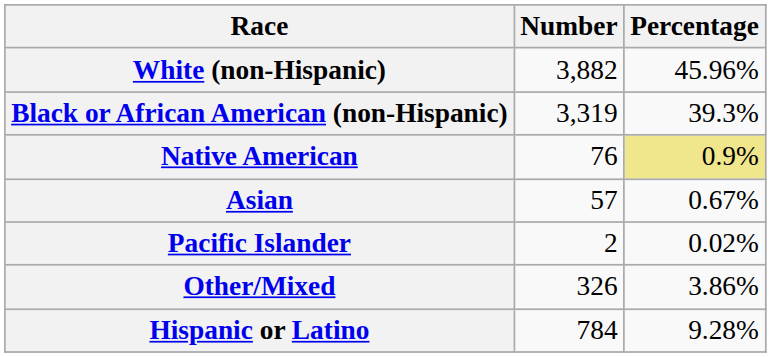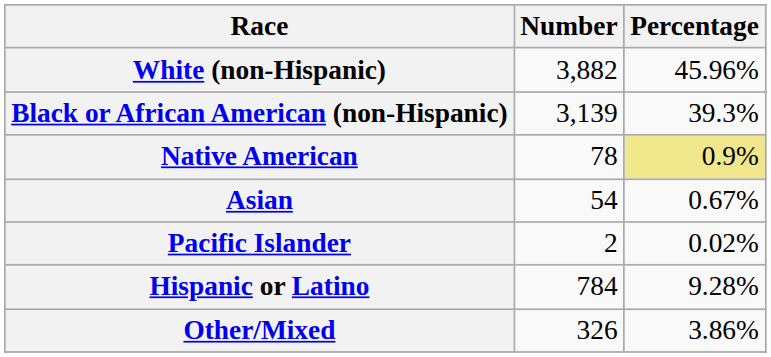(587, 112) 3,319 -> (587, 112) 3,139
(604, 156) 76 -> (604, 156) 78
(604, 199) 57 -> (604, 199) 54
rows swapped: (259, 286) <-> (259, 329)
